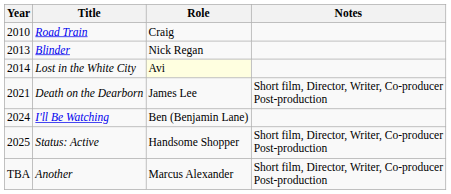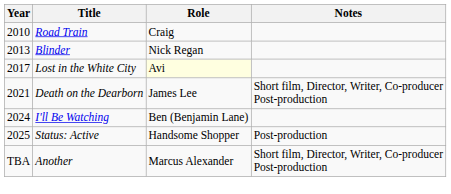(19, 68) 2014 -> (19, 68) 2017
(348, 142) Short film, Director, Writer, Co-producer Post-production -> (290, 136) Post-production
